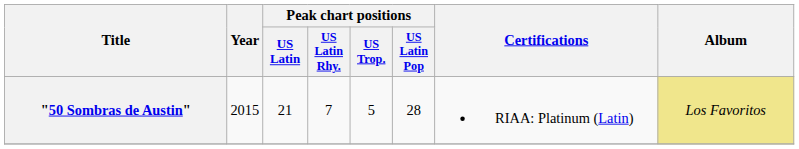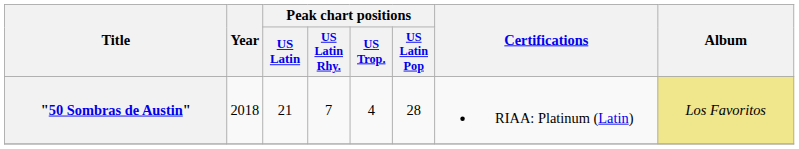(245, 110) 2015 -> (245, 110) 2018
(371, 110) 5 -> (371, 110) 4
